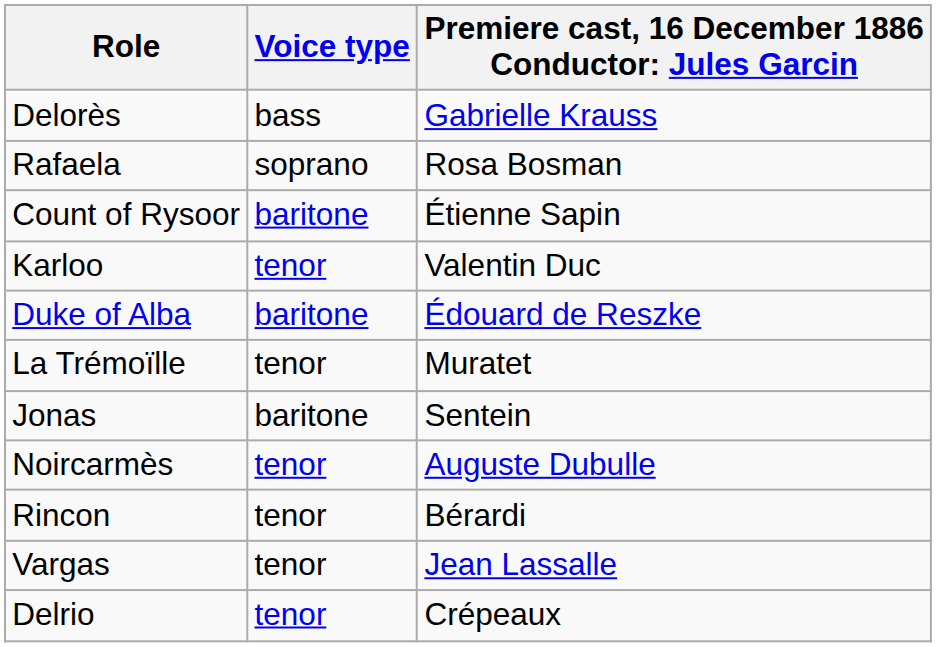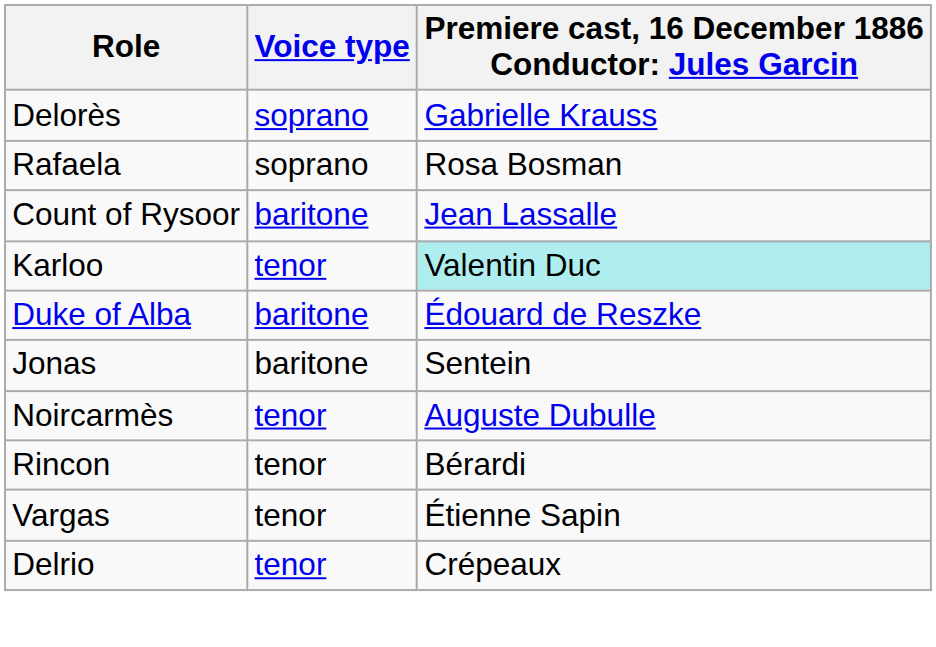(288, 114) bass -> (311, 114) soprano
(523, 214) Étienne Sapin -> (521, 214) Jean Lassalle
(513, 264) no background -> (513, 264) paleturquoise background
- row: (99, 364)
(521, 564) Jean Lassalle -> (523, 514) Étienne Sapin
